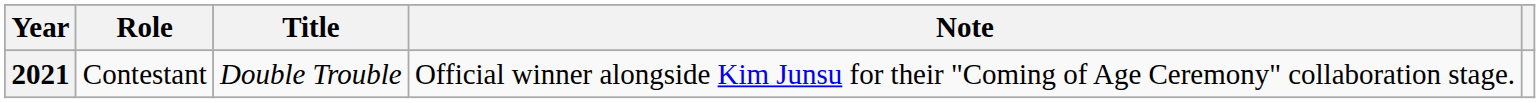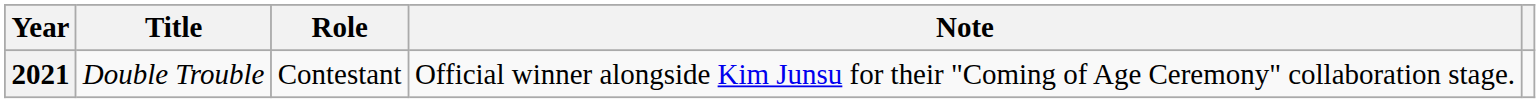columns swapped: (311, 27) <-> (145, 27)
